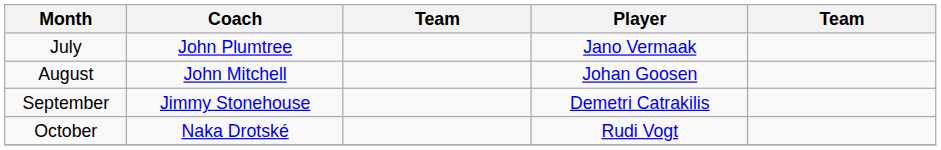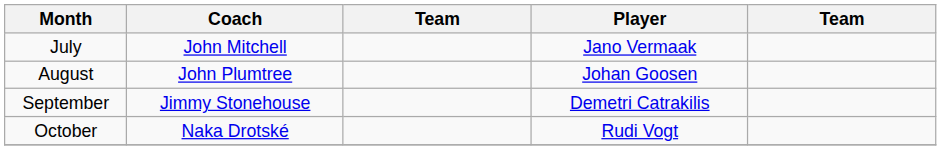(235, 47) John Plumtree -> (235, 47) John Mitchell
(235, 75) John Mitchell -> (235, 75) John Plumtree
